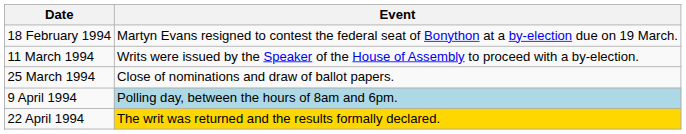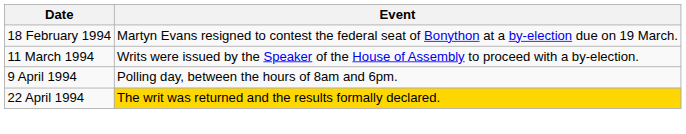- row: (51, 77)
(257, 98) lightblue background -> (257, 77) no background
